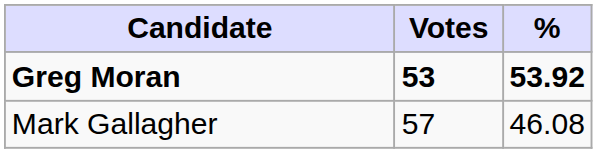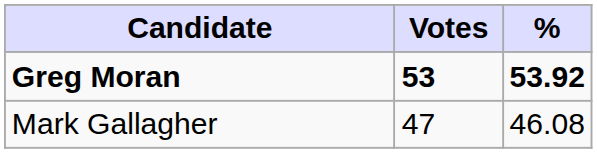(418, 123) 57 -> (418, 123) 47
